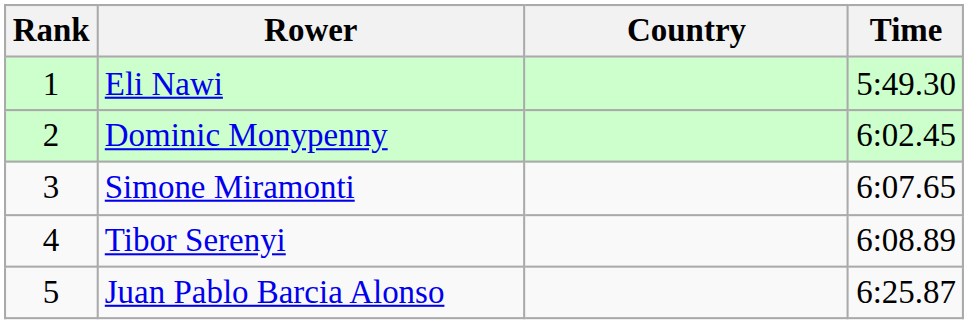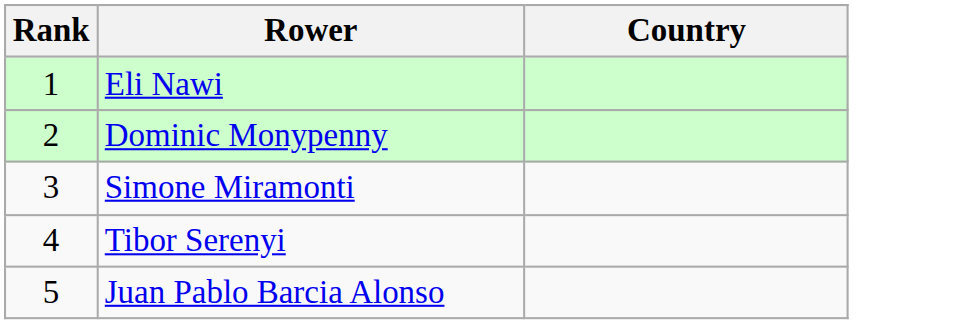- column: (906, 30)
